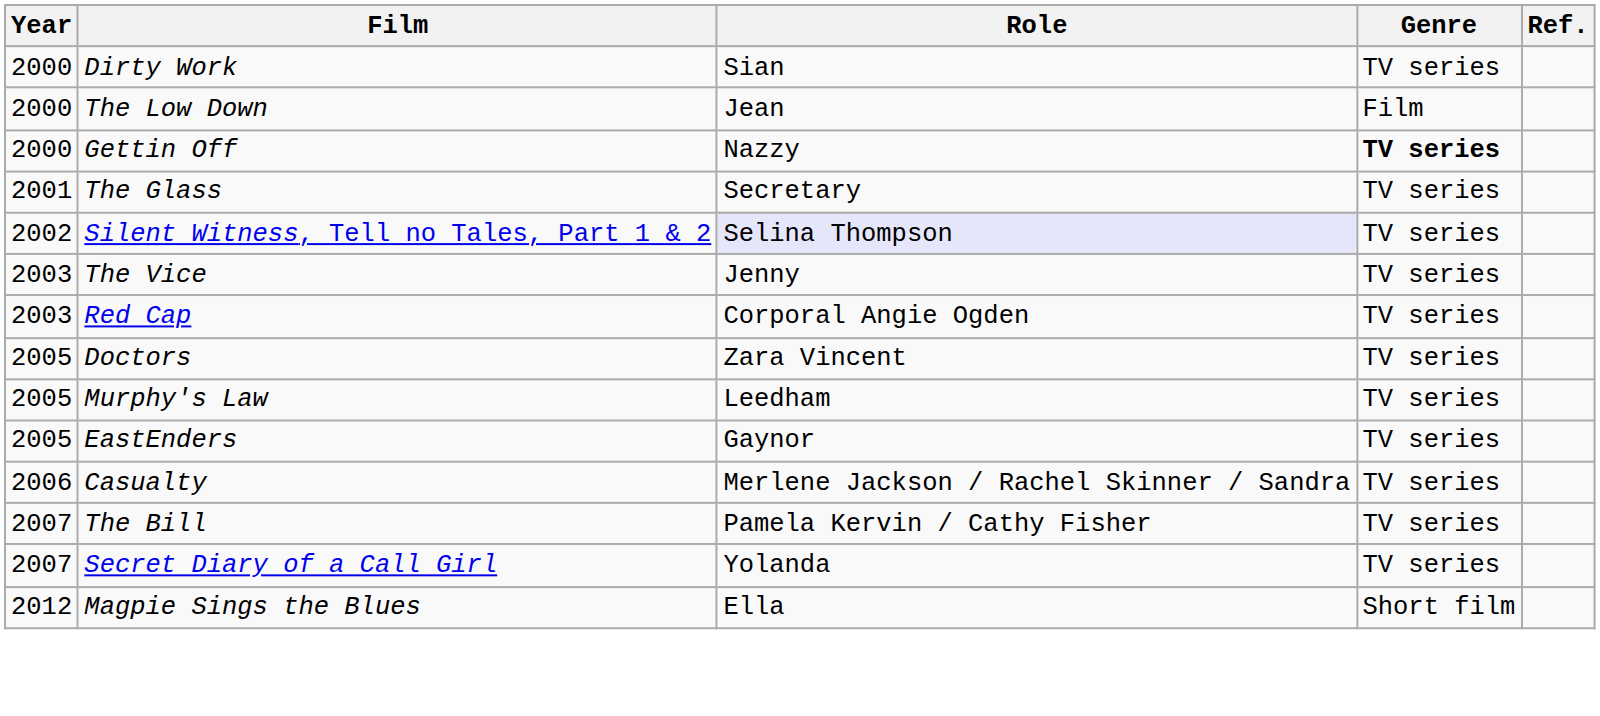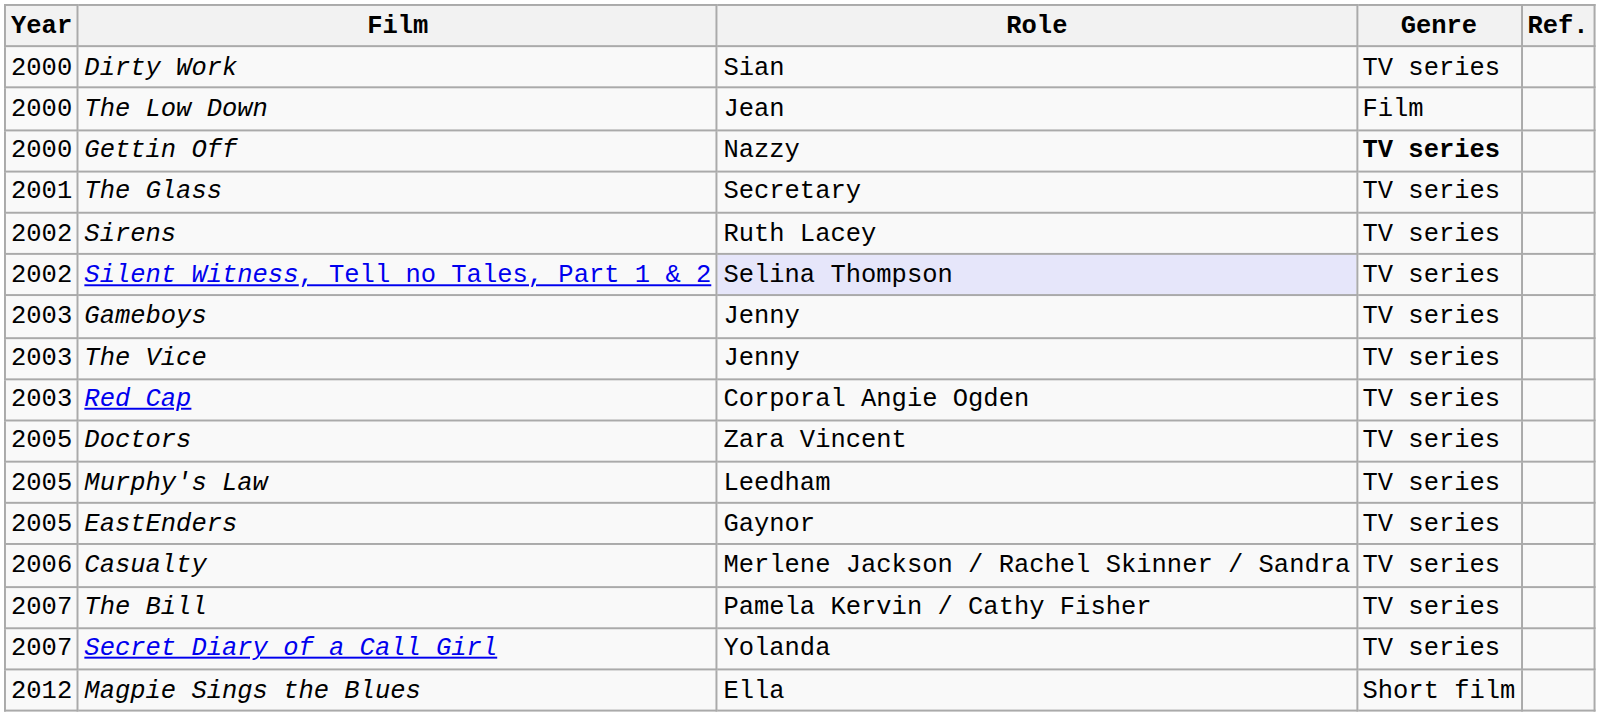+ row: (130, 233)
+ row: (146, 316)
